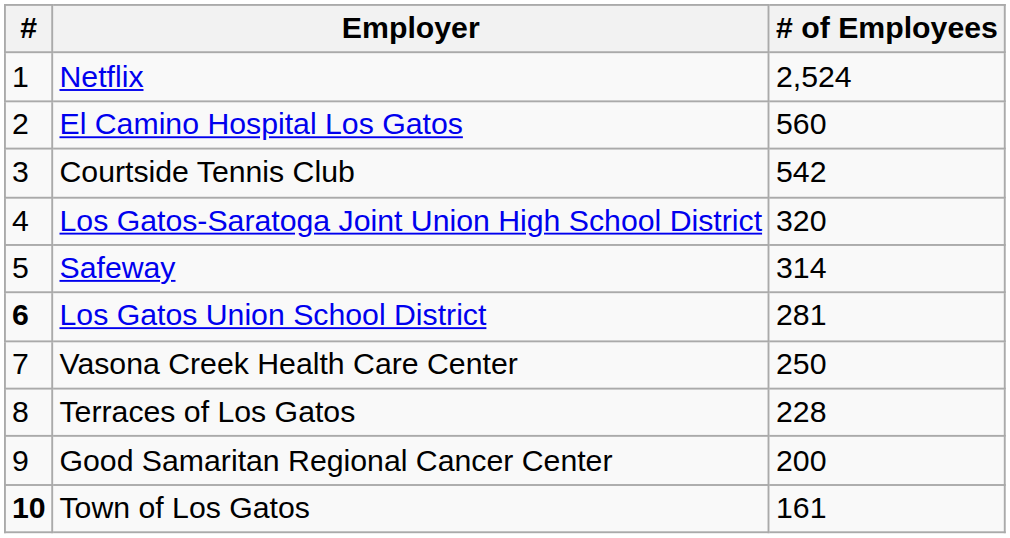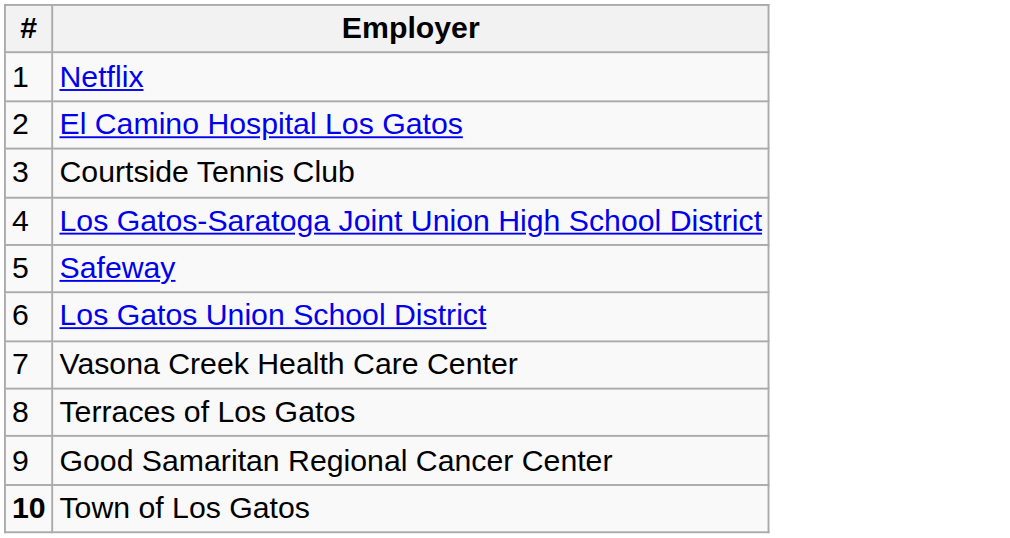- column: (887, 28)
(20, 316) bold -> (20, 316) normal
